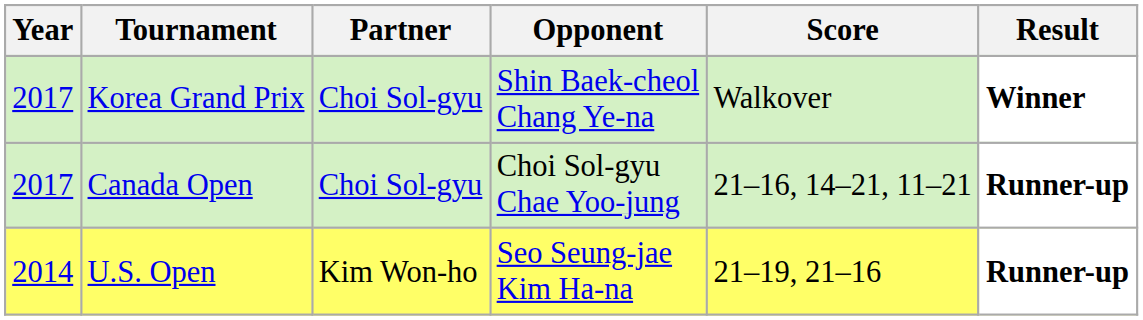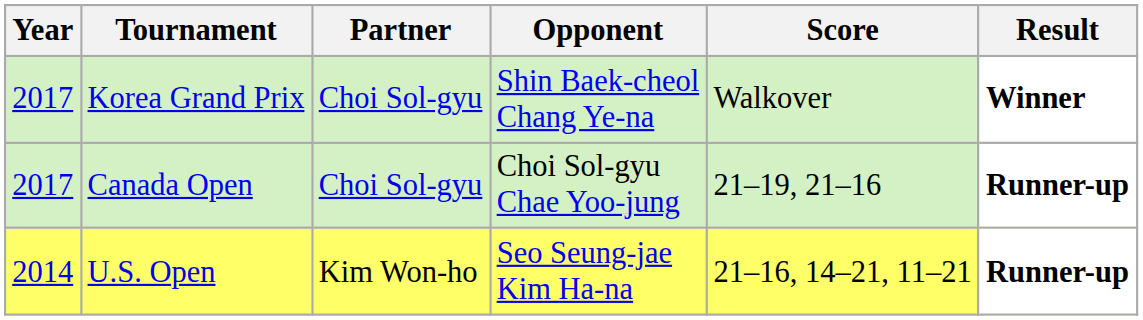(843, 184) 21–16, 14–21, 11–21 -> (797, 184) 21–19, 21–16
(797, 271) 21–19, 21–16 -> (843, 271) 21–16, 14–21, 11–21
